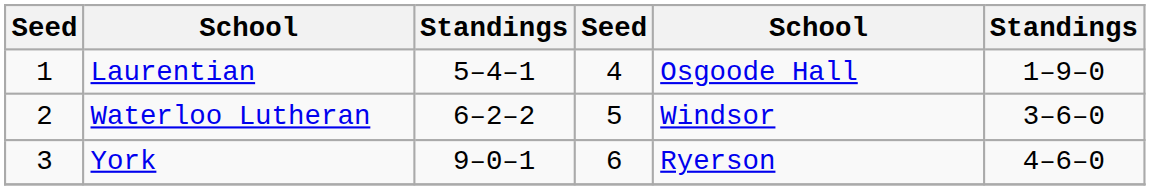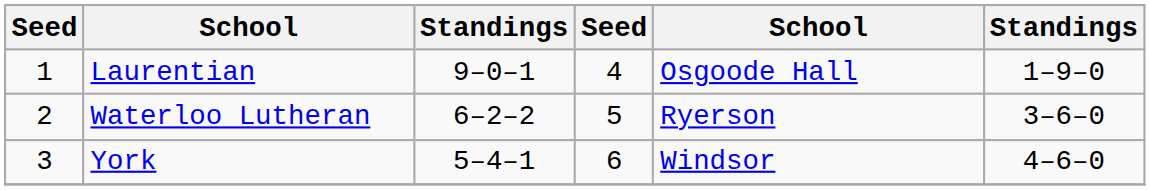(494, 72) 5–4–1 -> (494, 72) 9–0–1
(718, 117) Windsor -> (718, 117) Ryerson
(494, 162) 9–0–1 -> (494, 162) 5–4–1
(718, 162) Ryerson -> (718, 162) Windsor
